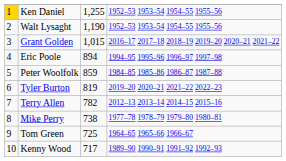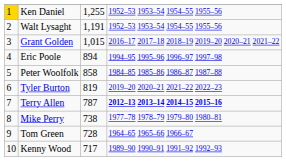(94, 27) 1,190 -> (94, 27) 1,191
(90, 73) 859 -> (90, 73) 858
(90, 103) 782 -> (90, 103) 787
(165, 103) normal -> (165, 103) bold
(90, 133) 725 -> (90, 133) 728
